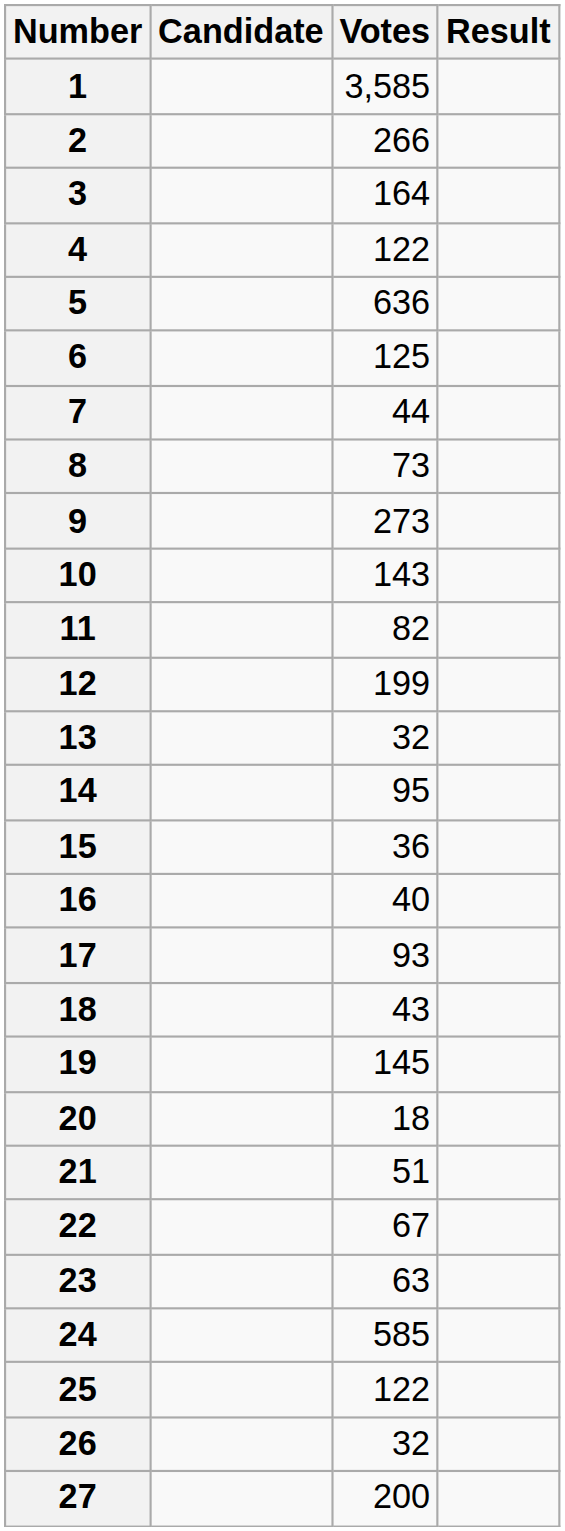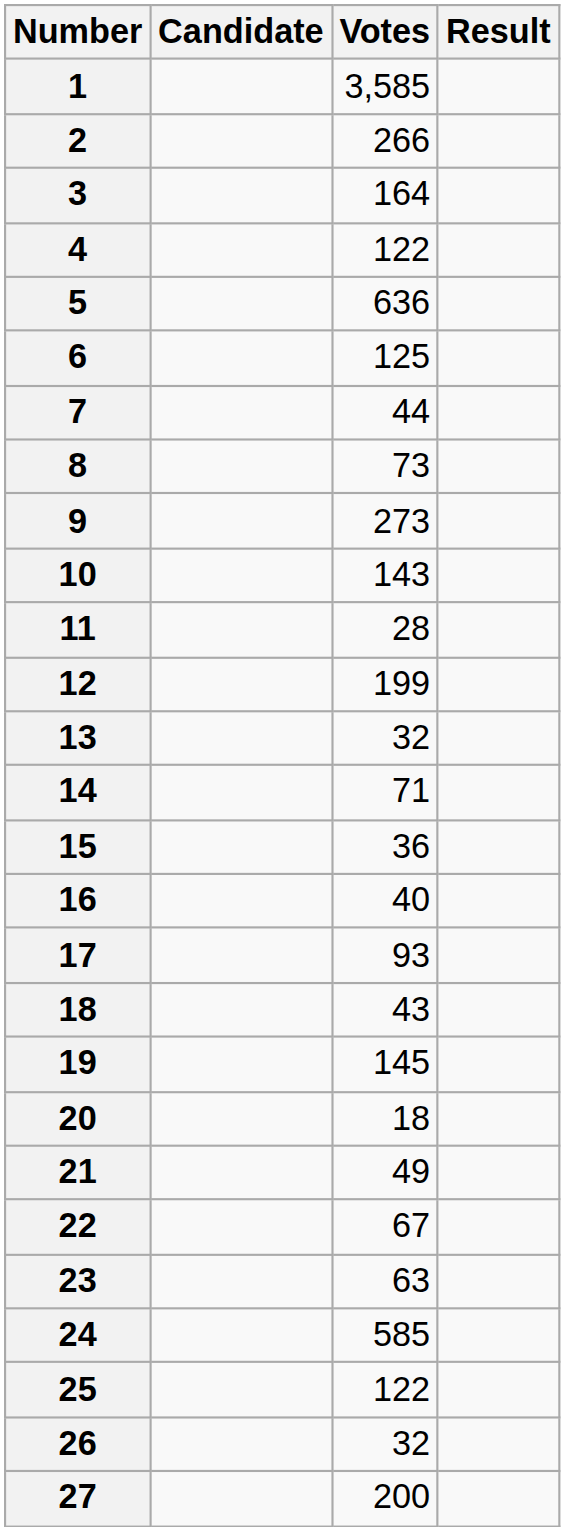(411, 628) 82 -> (411, 628) 28
(411, 791) 95 -> (411, 791) 71
(411, 1172) 51 -> (411, 1172) 49
